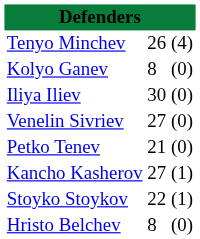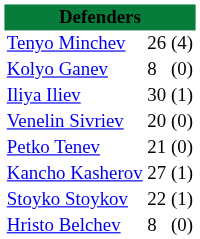(182, 95) (0) -> (182, 95) (1)
(157, 121) 27 -> (157, 121) 20
